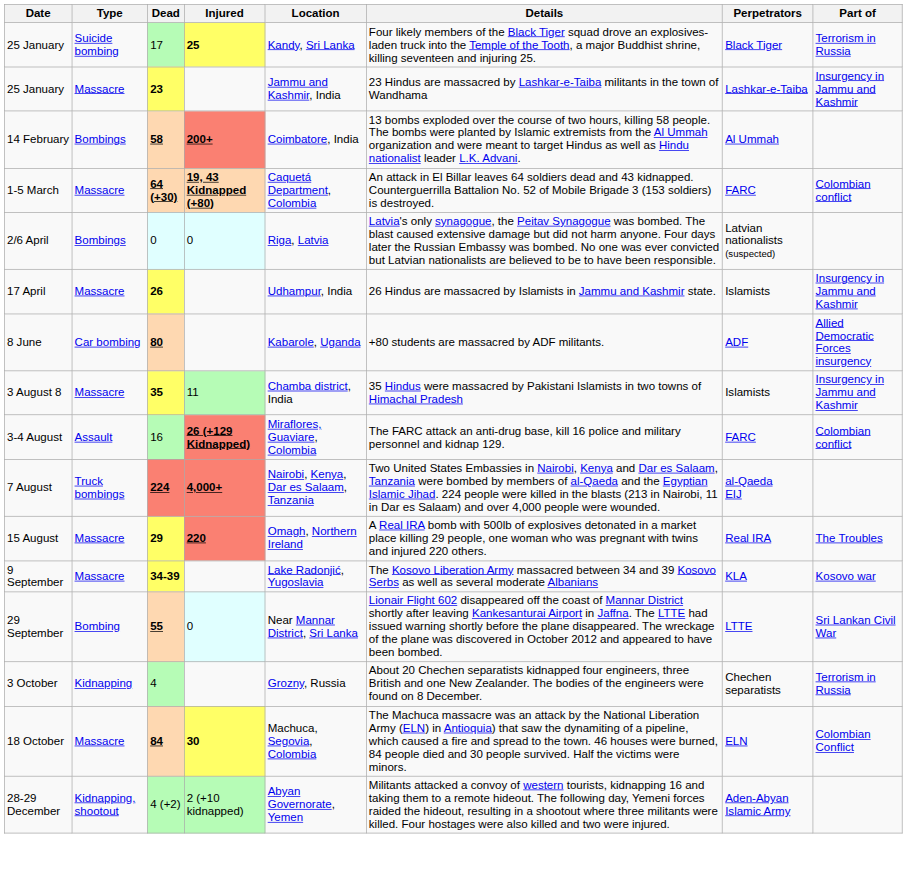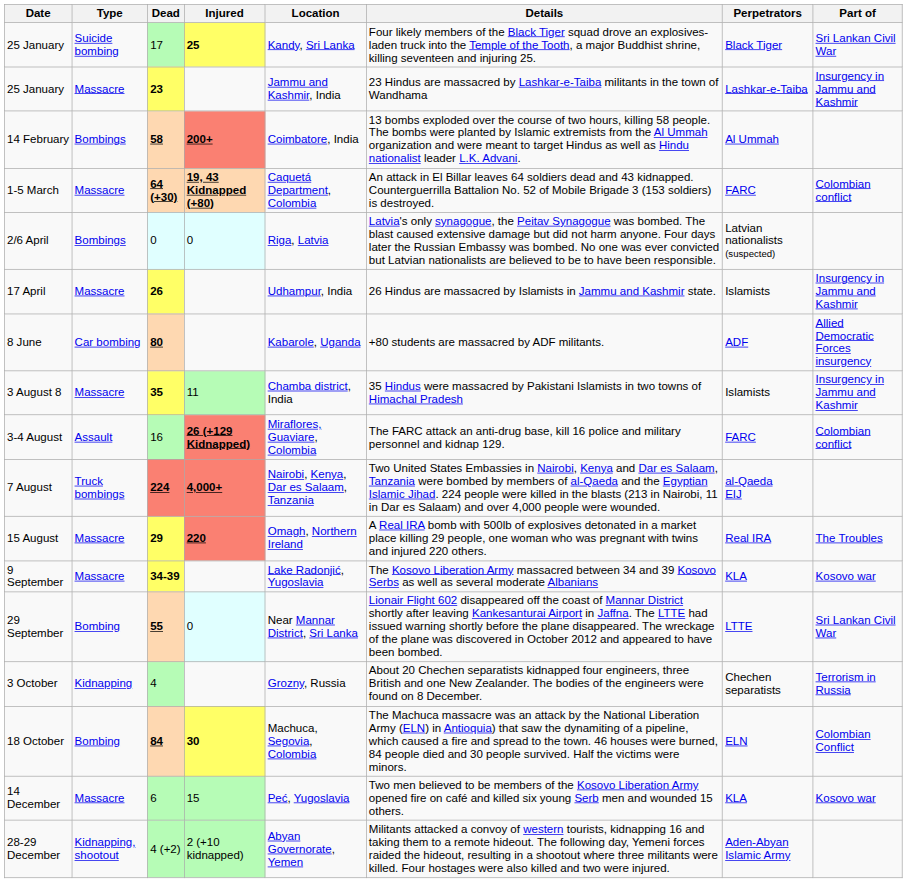(846, 44) Terrorism in Russia -> (856, 44) Sri Lankan Civil War
(100, 741) Massacre -> (97, 741) Bombing
+ row: (34, 798)
